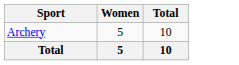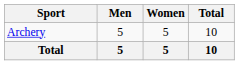+ column: (120, 13)
